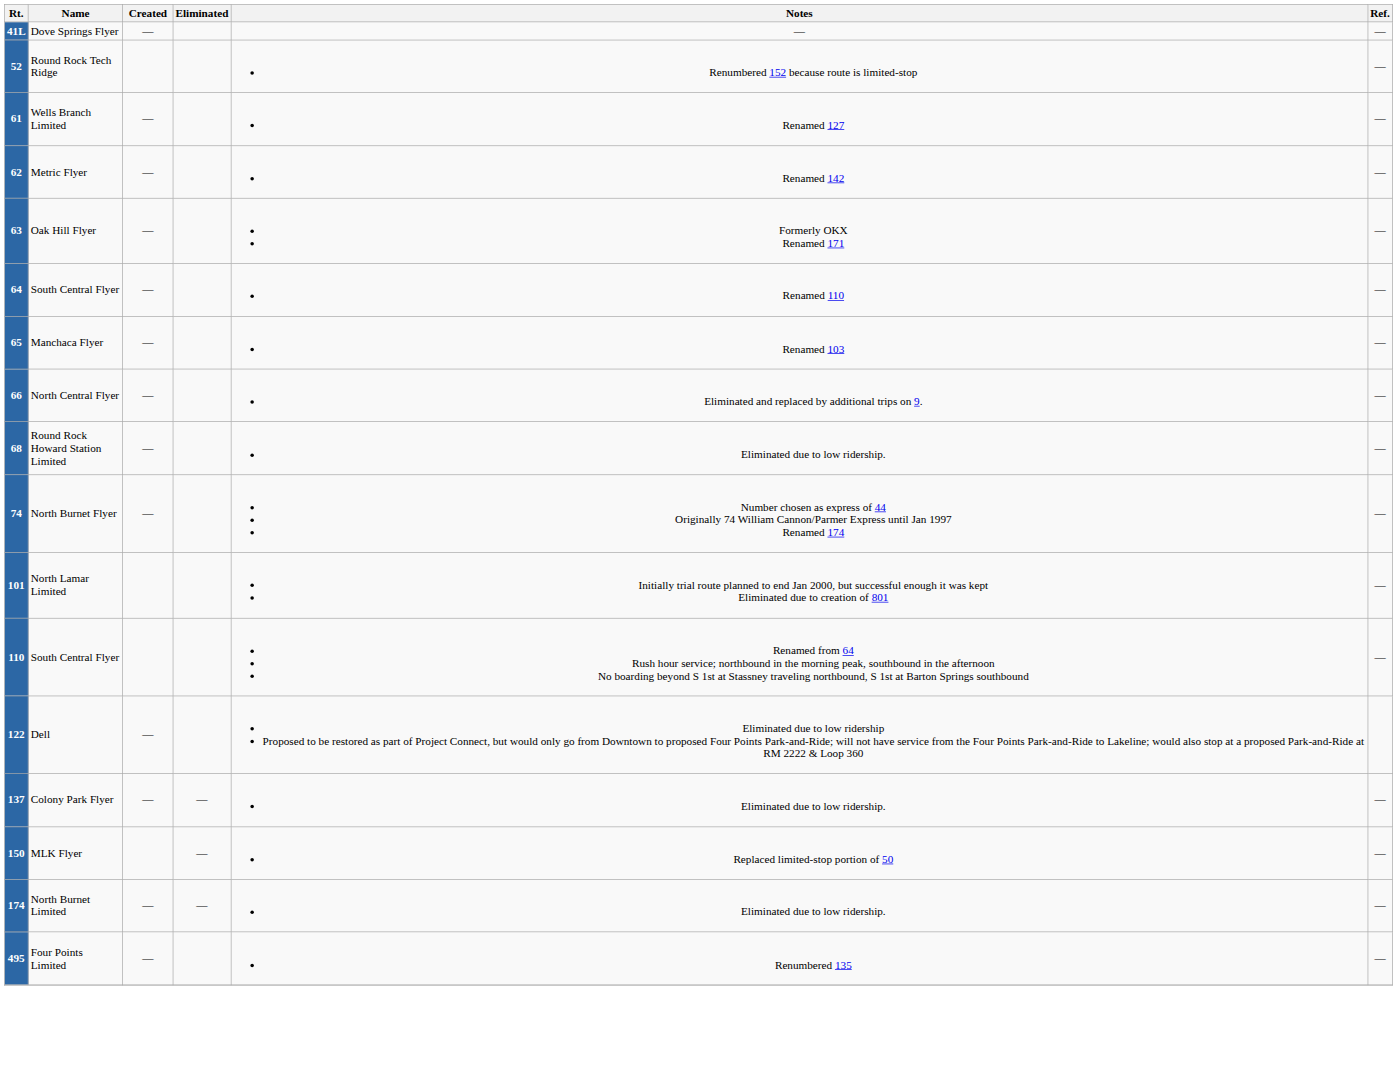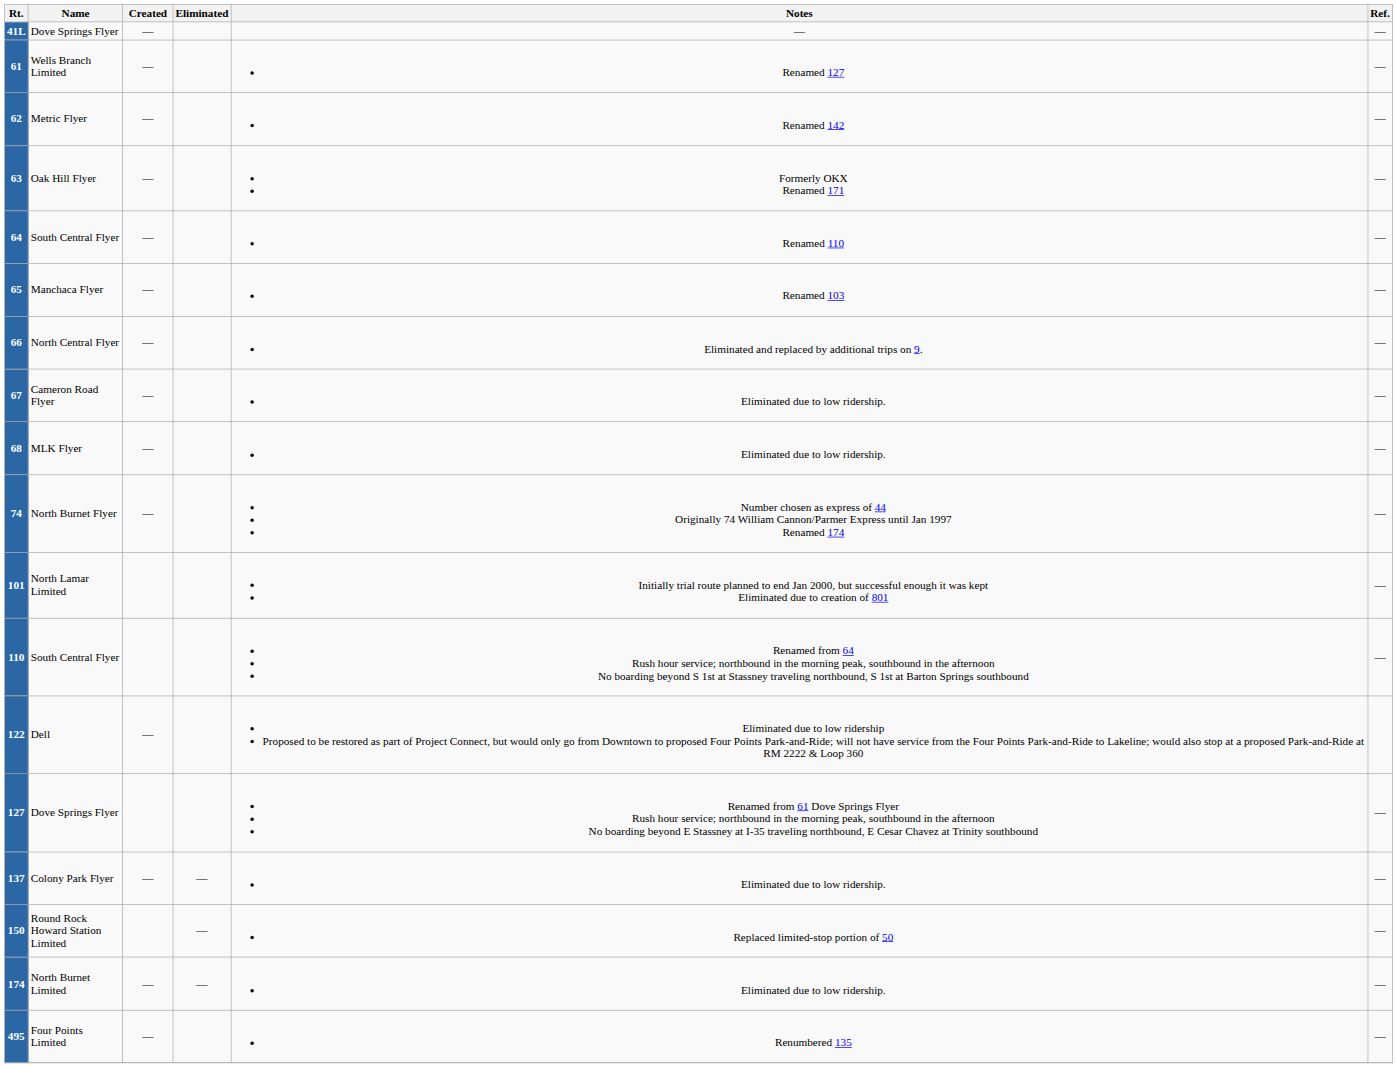- row: (16, 66)
+ row: (16, 395)
(66, 448) Round Rock Howard Station Limited -> (56, 448) MLK Flyer
+ row: (16, 812)
(56, 853) MLK Flyer -> (66, 931) Round Rock Howard Station Limited
